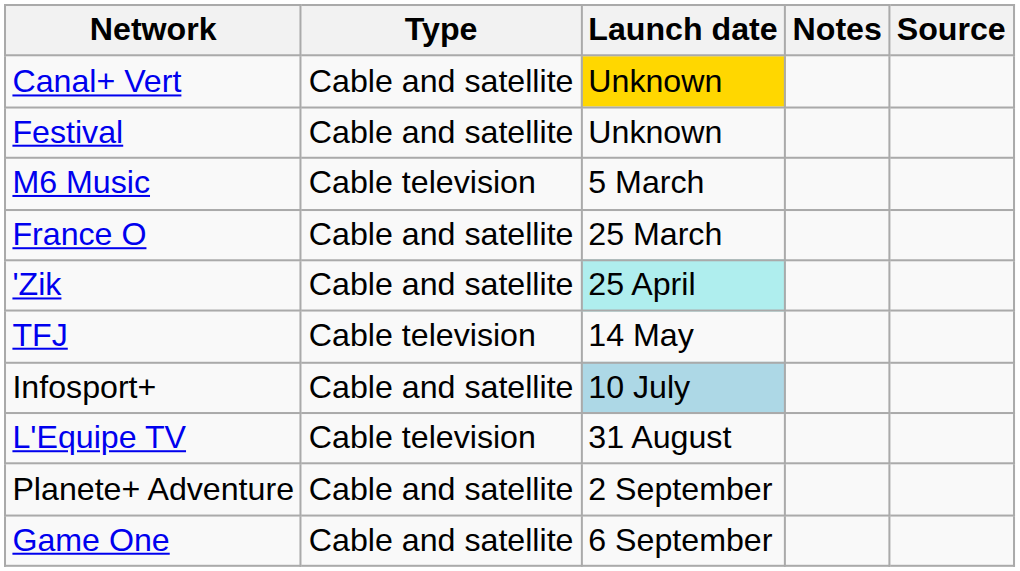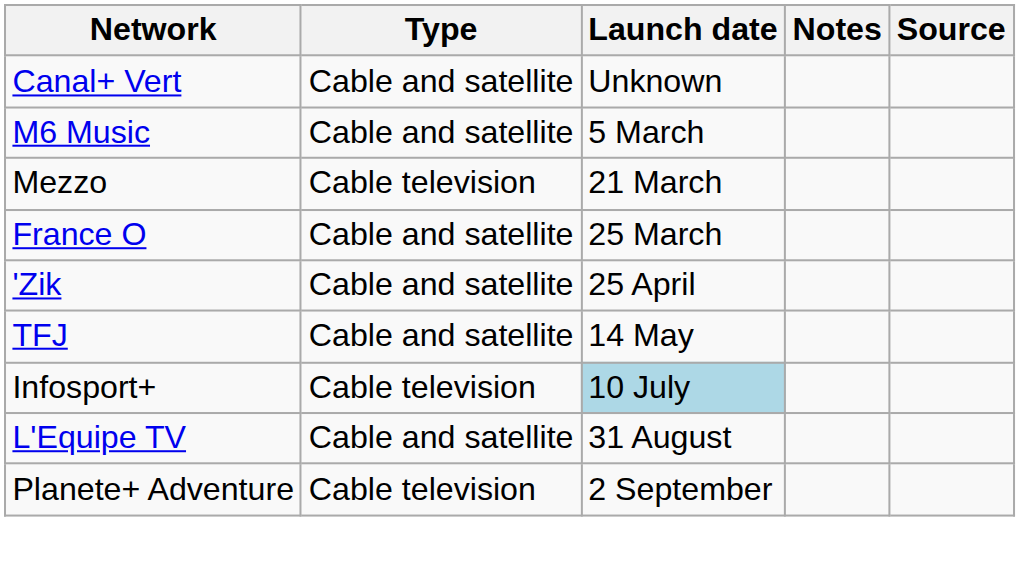(655, 81) gold background -> (655, 81) no background
- row: (68, 132)
(422, 183) Cable television -> (441, 132) Cable and satellite
+ row: (60, 183)
(642, 285) paleturquoise background -> (642, 285) no background
(422, 336) Cable television -> (441, 336) Cable and satellite
(441, 387) Cable and satellite -> (422, 387) Cable television
(422, 438) Cable television -> (441, 438) Cable and satellite
(441, 489) Cable and satellite -> (422, 489) Cable television
- row: (91, 540)
